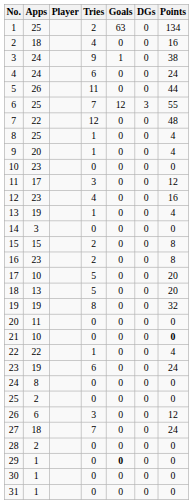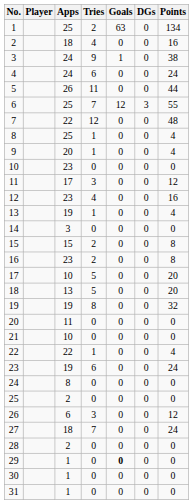columns swapped: (65, 12) <-> (36, 12)
(173, 337) bold -> (173, 337) normal
